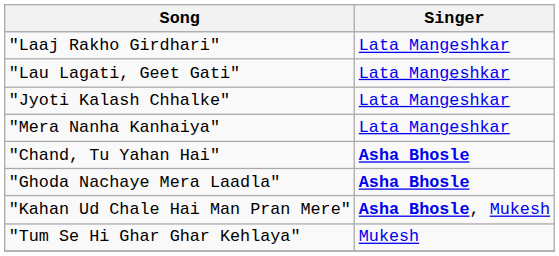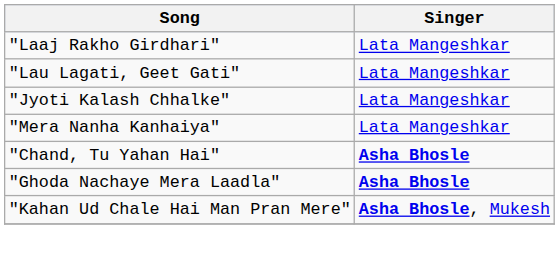- row: (155, 237)
